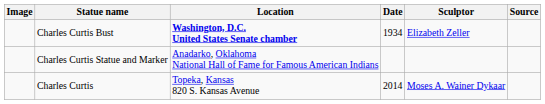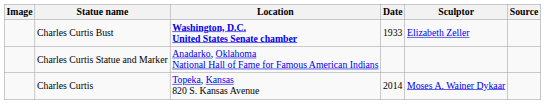(393, 33) 1934 -> (393, 33) 1933
